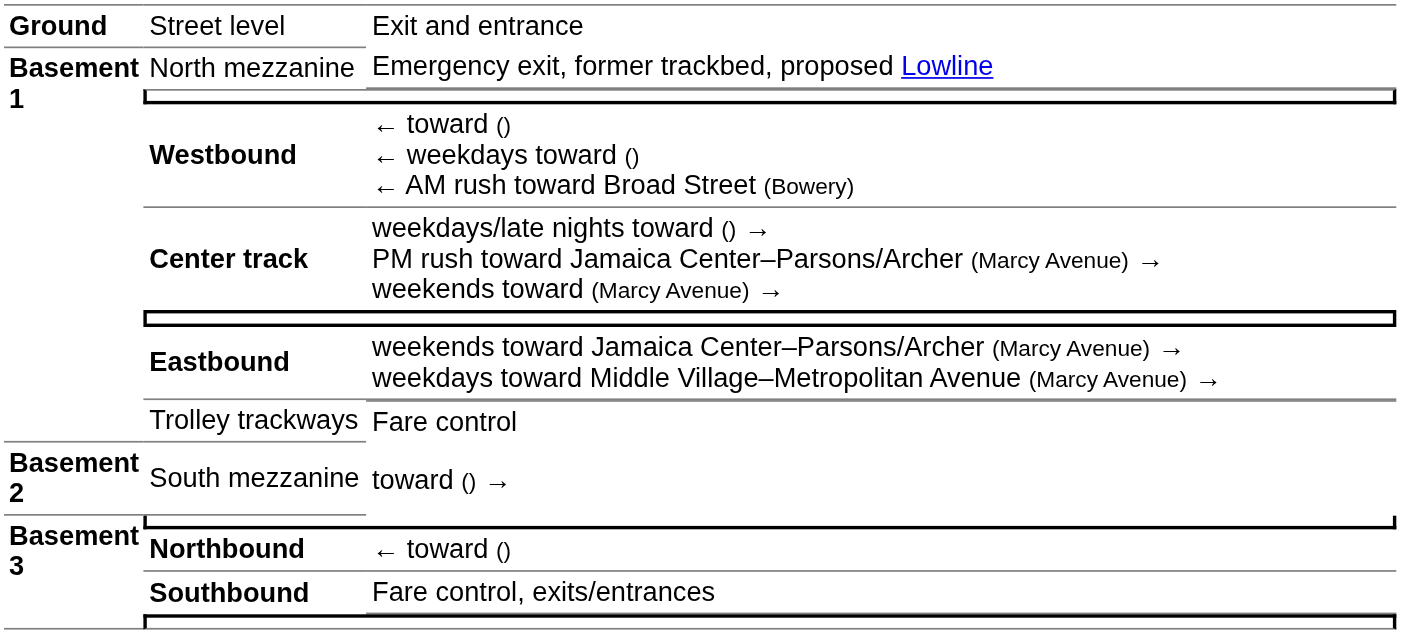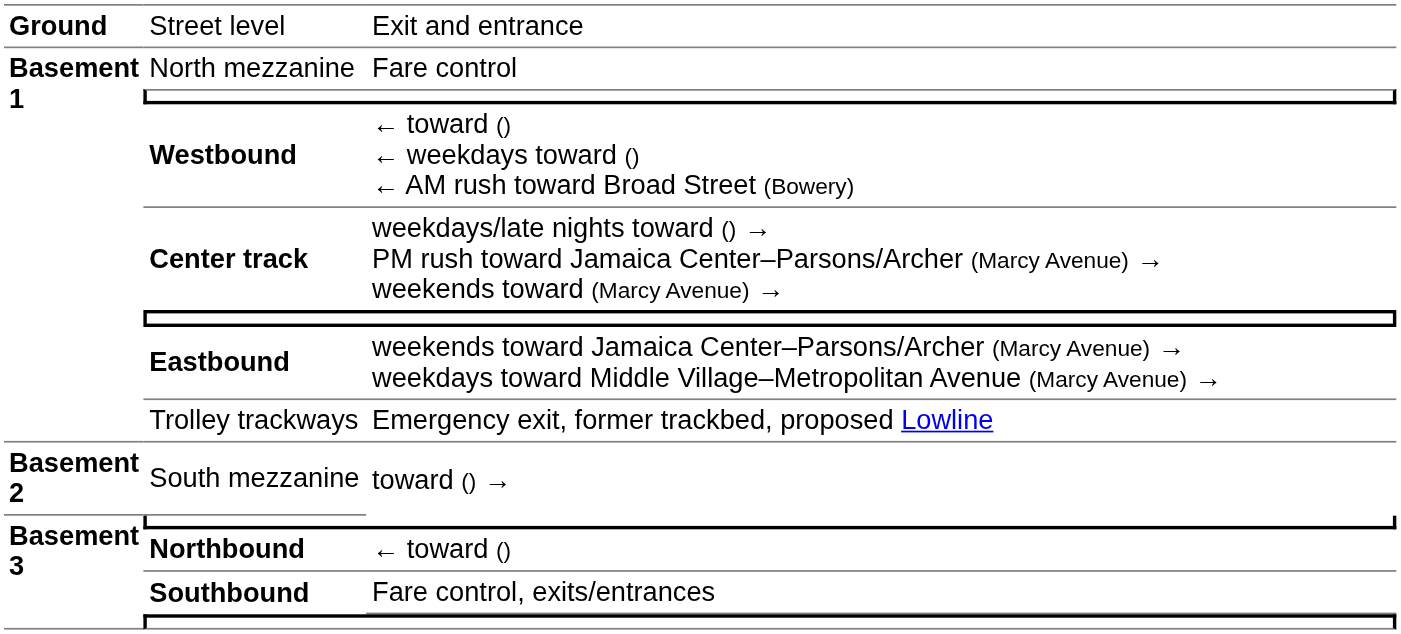(683, 66) Emergency exit, former trackbed, proposed Lowline -> (445, 68) Fare control
(445, 421) Fare control -> (683, 420) Emergency exit, former trackbed, proposed Lowline
